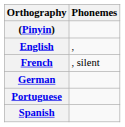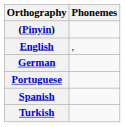- row: (37, 63)
+ row: (37, 113)
